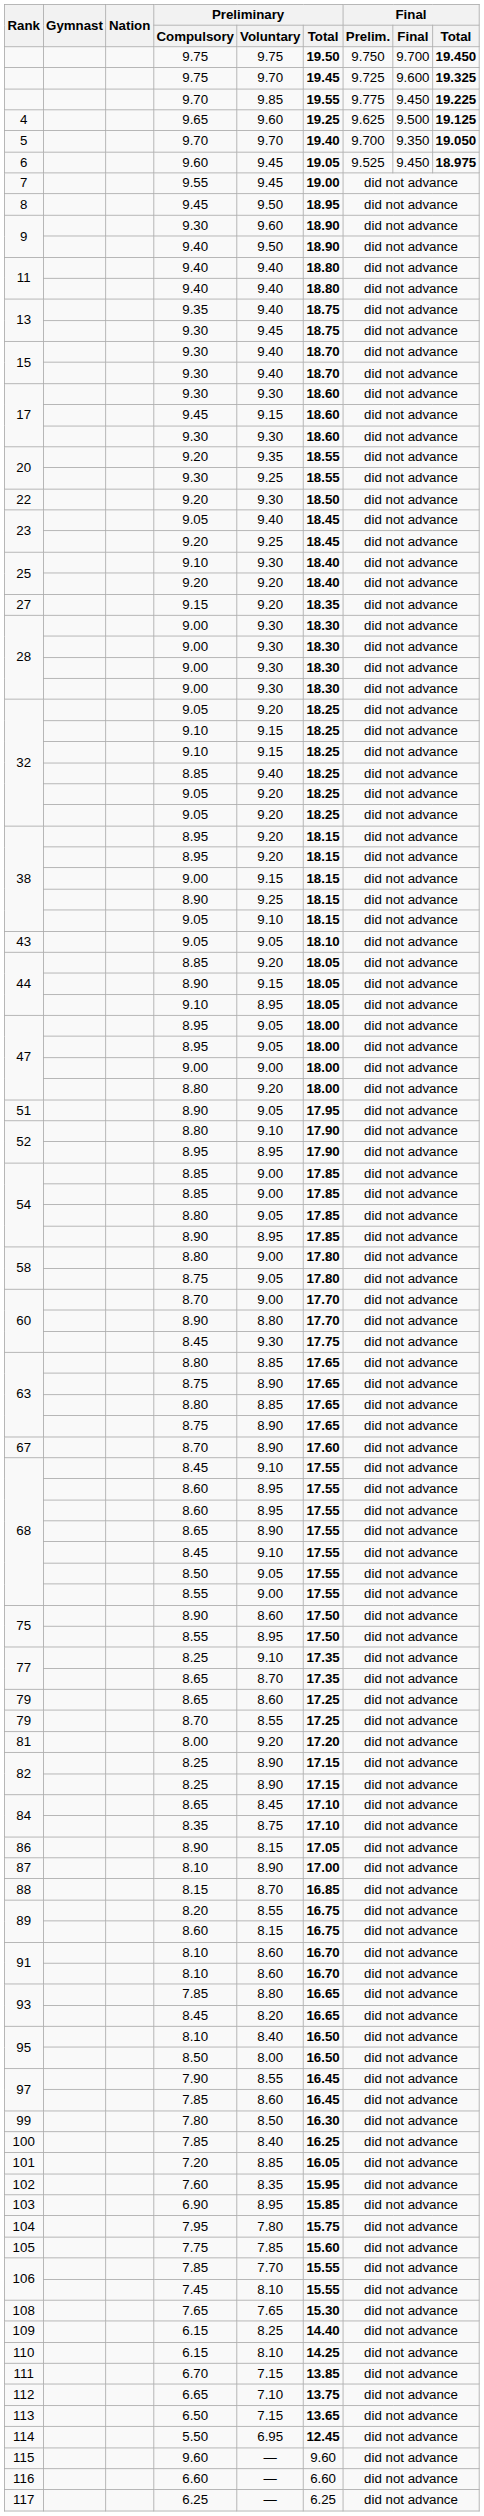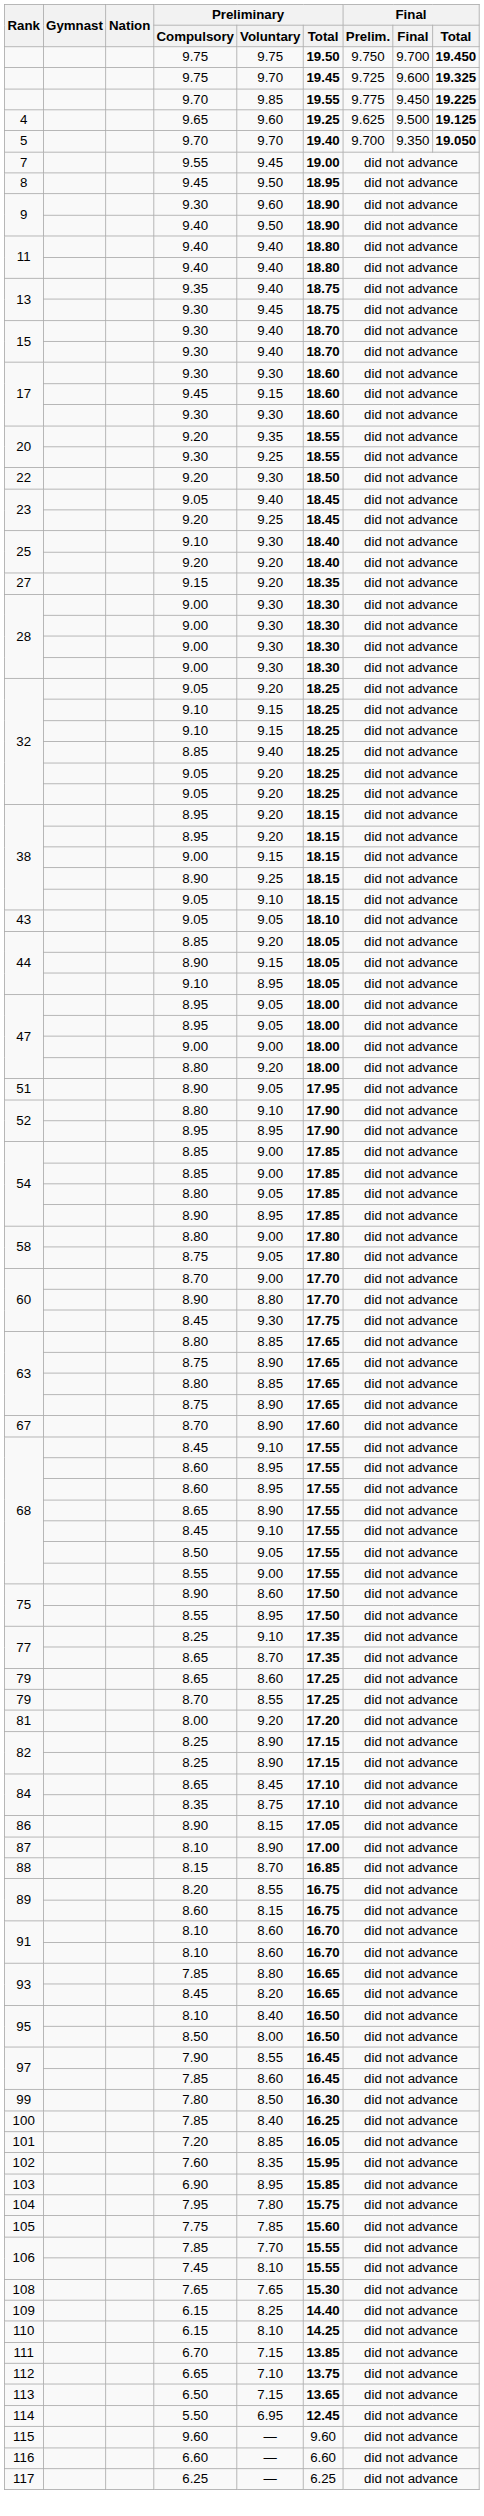- row: (24, 162)
